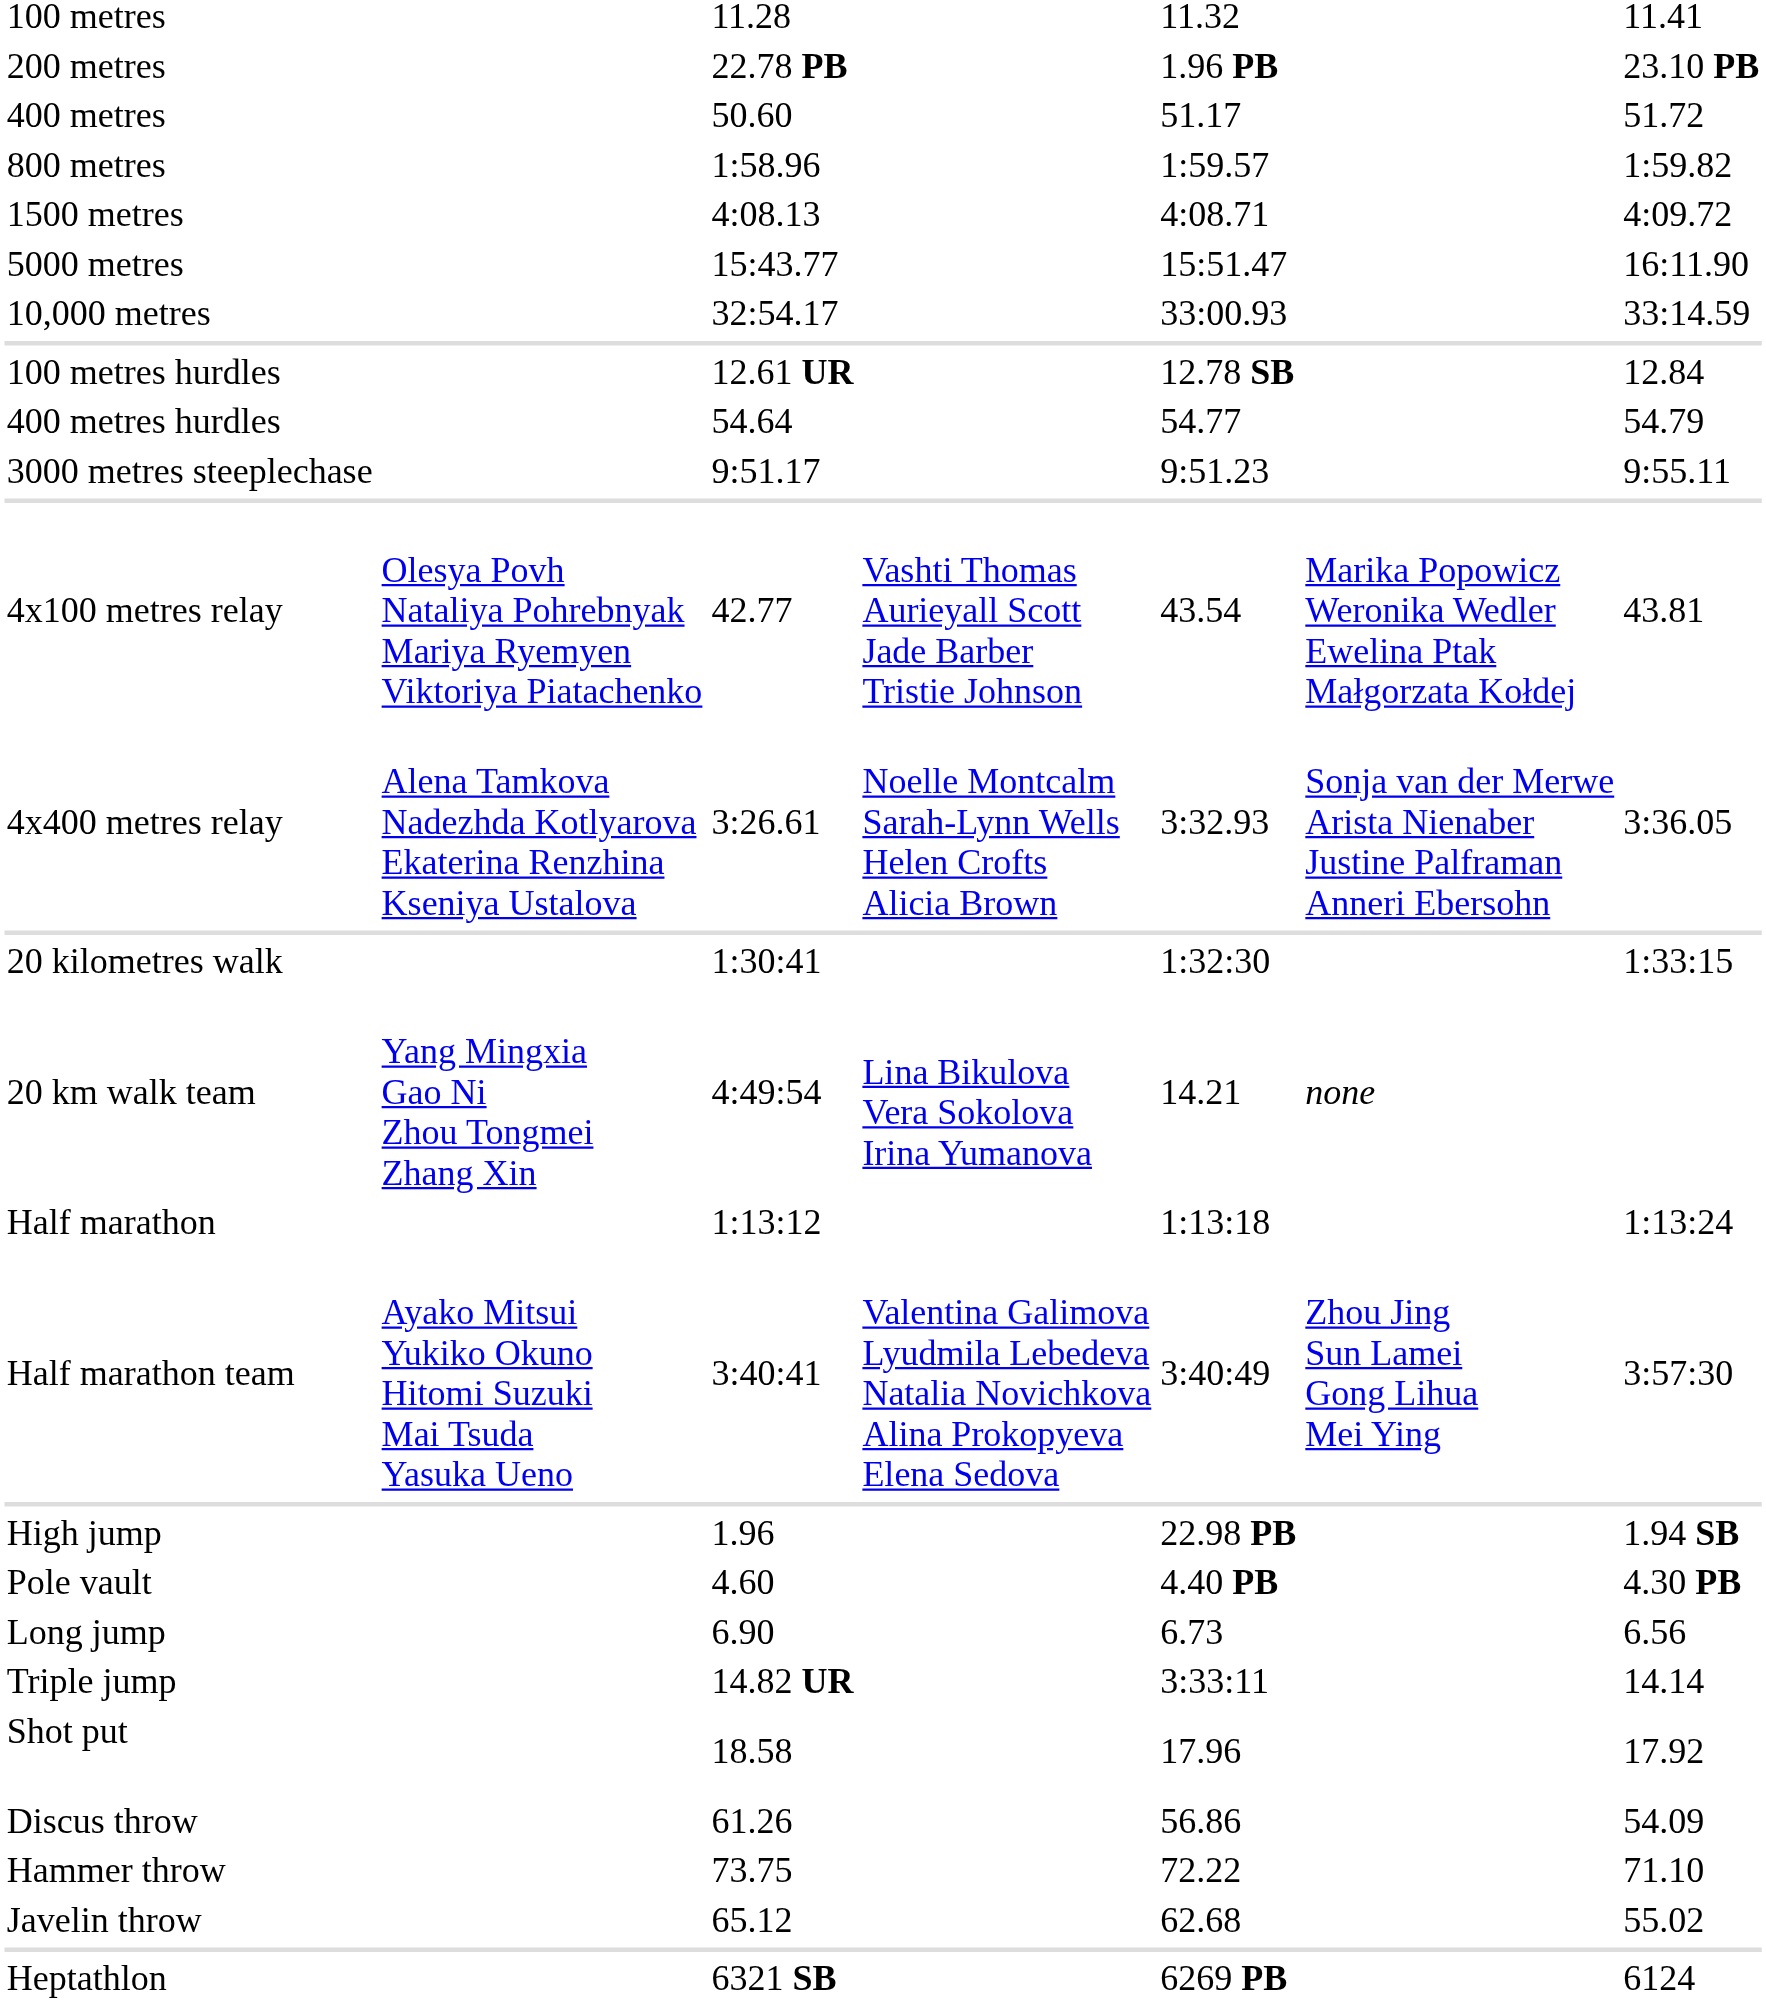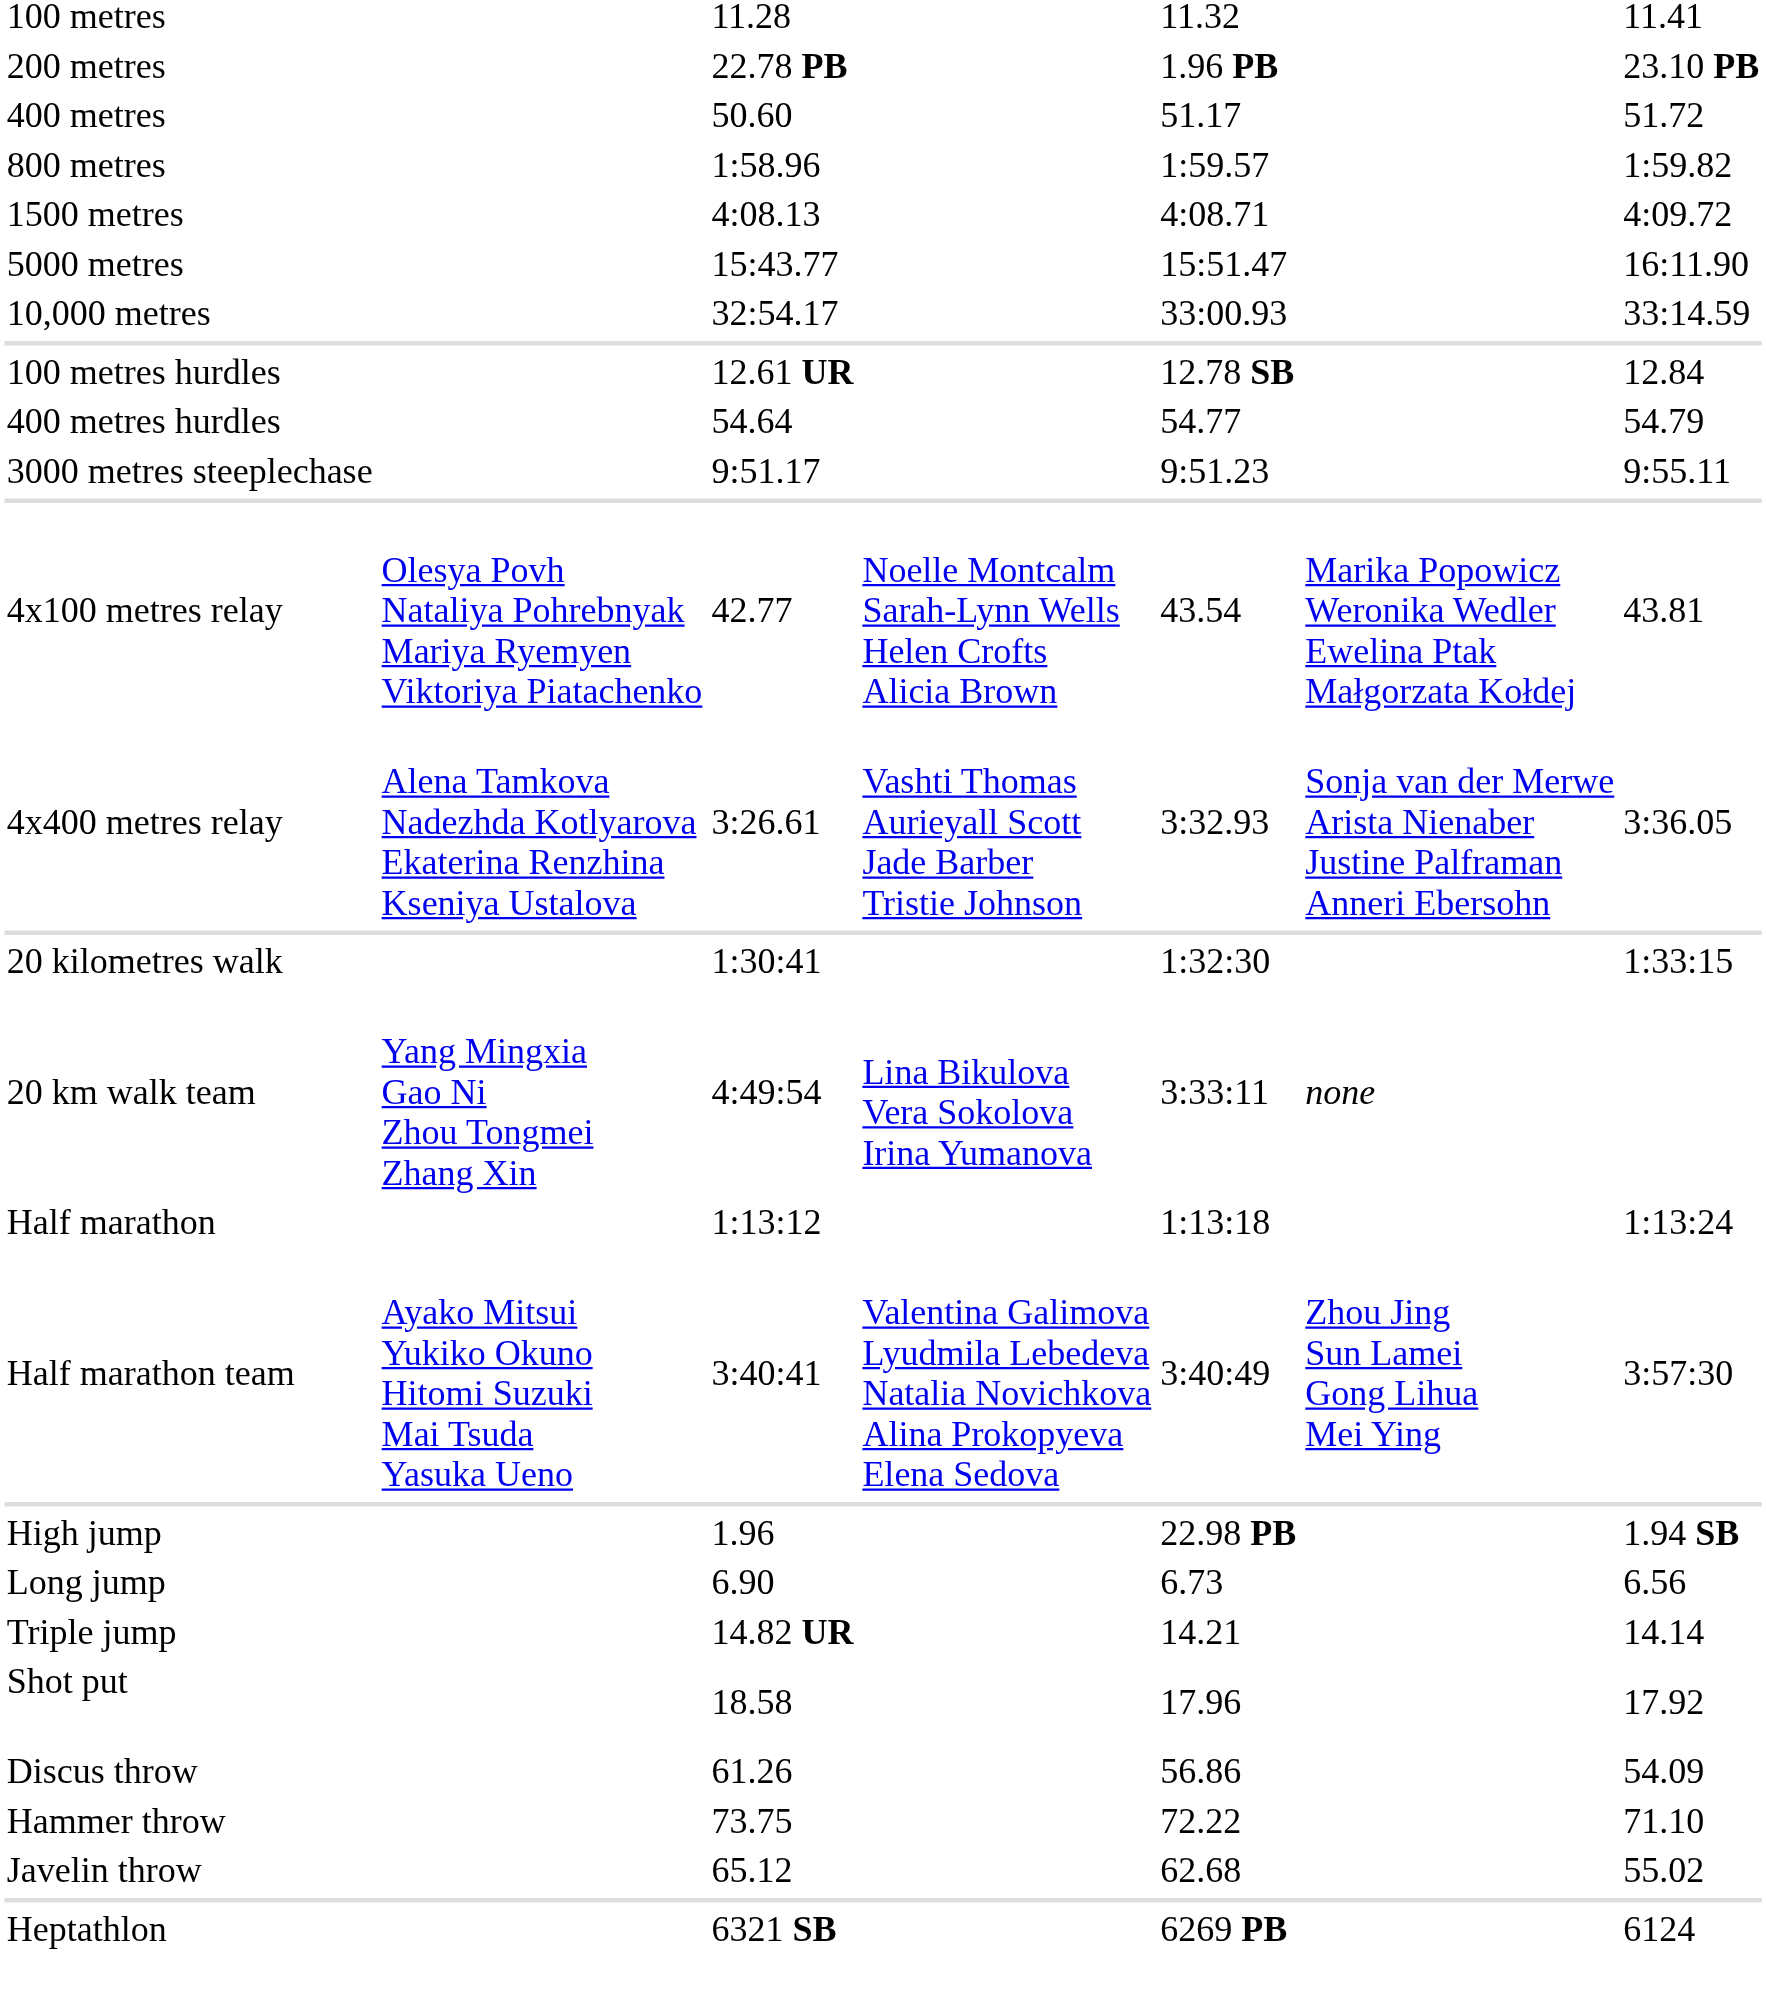(972, 630) Vashti Thomas Aurieyall Scott Jade Barber Tristie Johnson -> (991, 630) Noelle Montcalm Sarah-Lynn Wells Helen Crofts Alicia Brown
(991, 842) Noelle Montcalm Sarah-Lynn Wells Helen Crofts Alicia Brown -> (972, 842) Vashti Thomas Aurieyall Scott Jade Barber Tristie Johnson
(1201, 1091) 14.21 -> (1215, 1091) 3:33:11
- row: (79, 1582)
(1215, 1681) 3:33:11 -> (1201, 1631) 14.21
